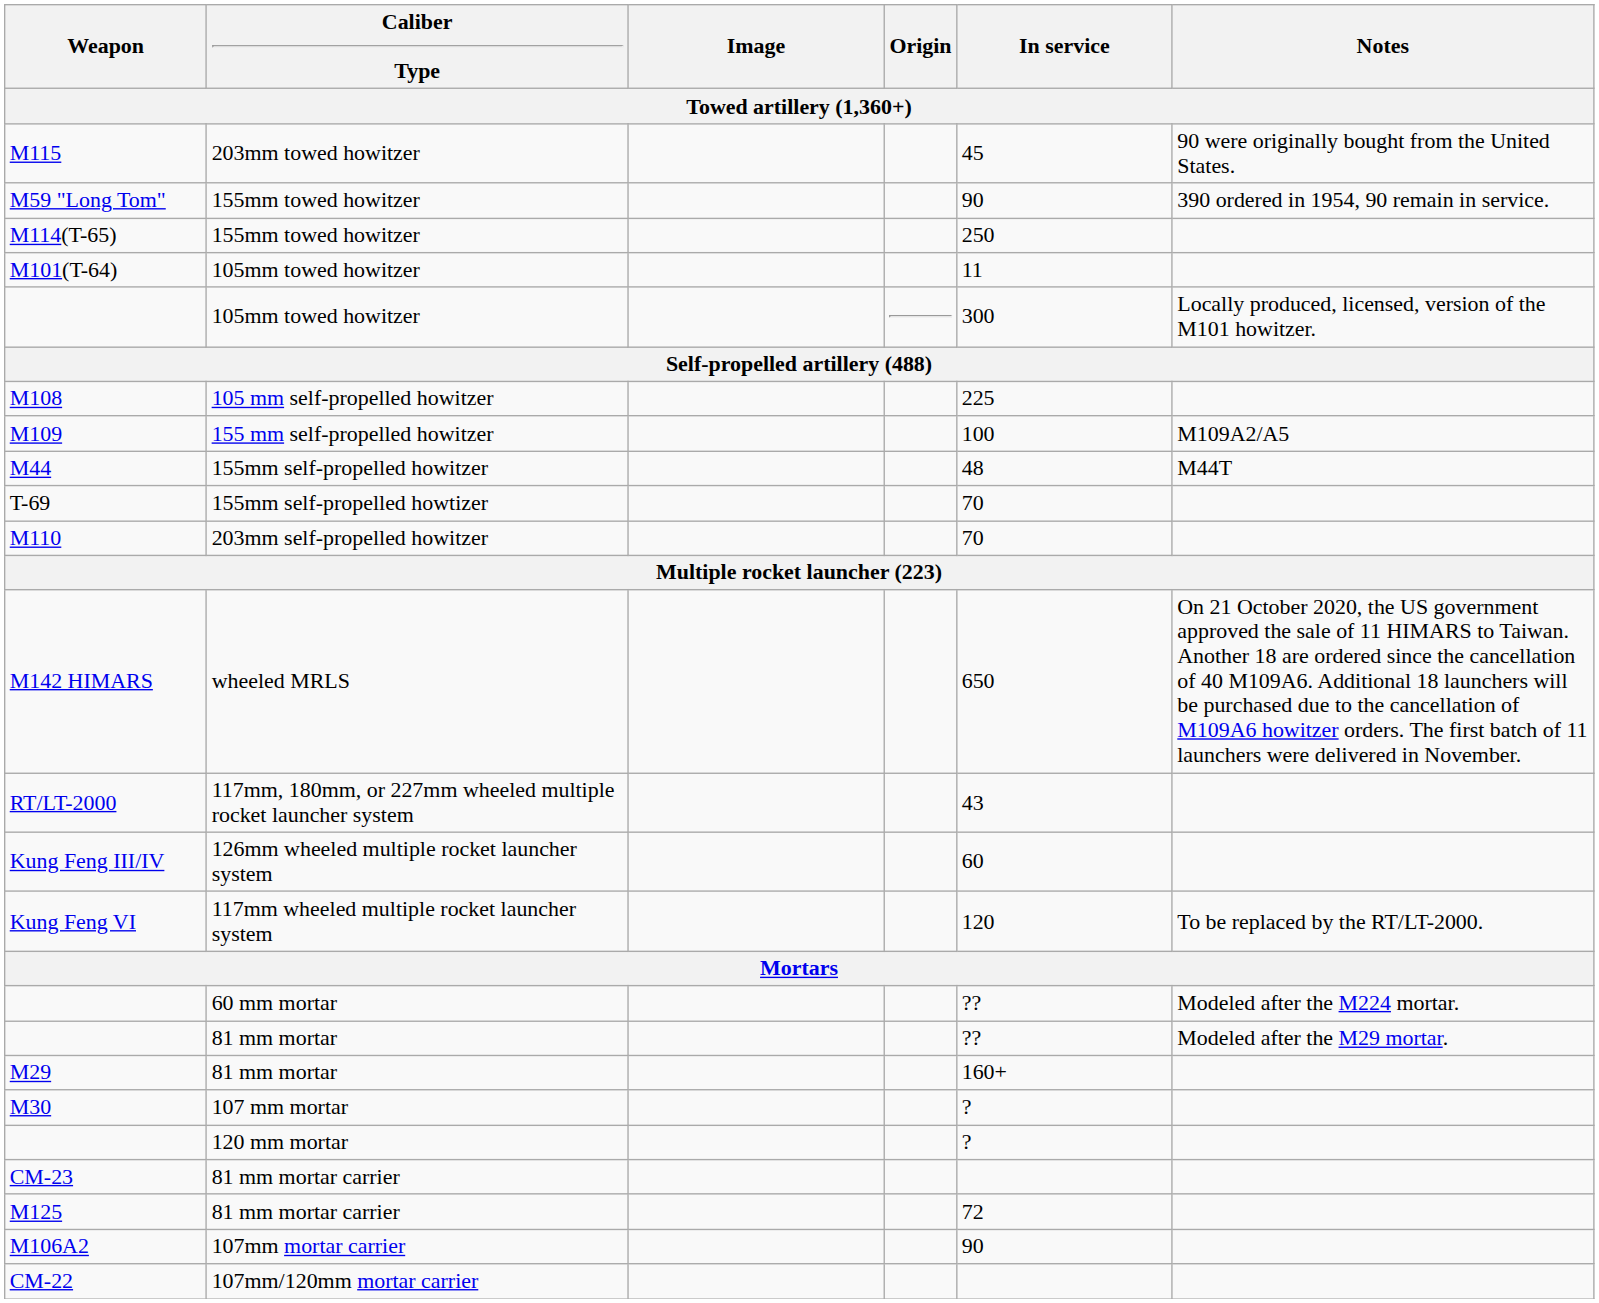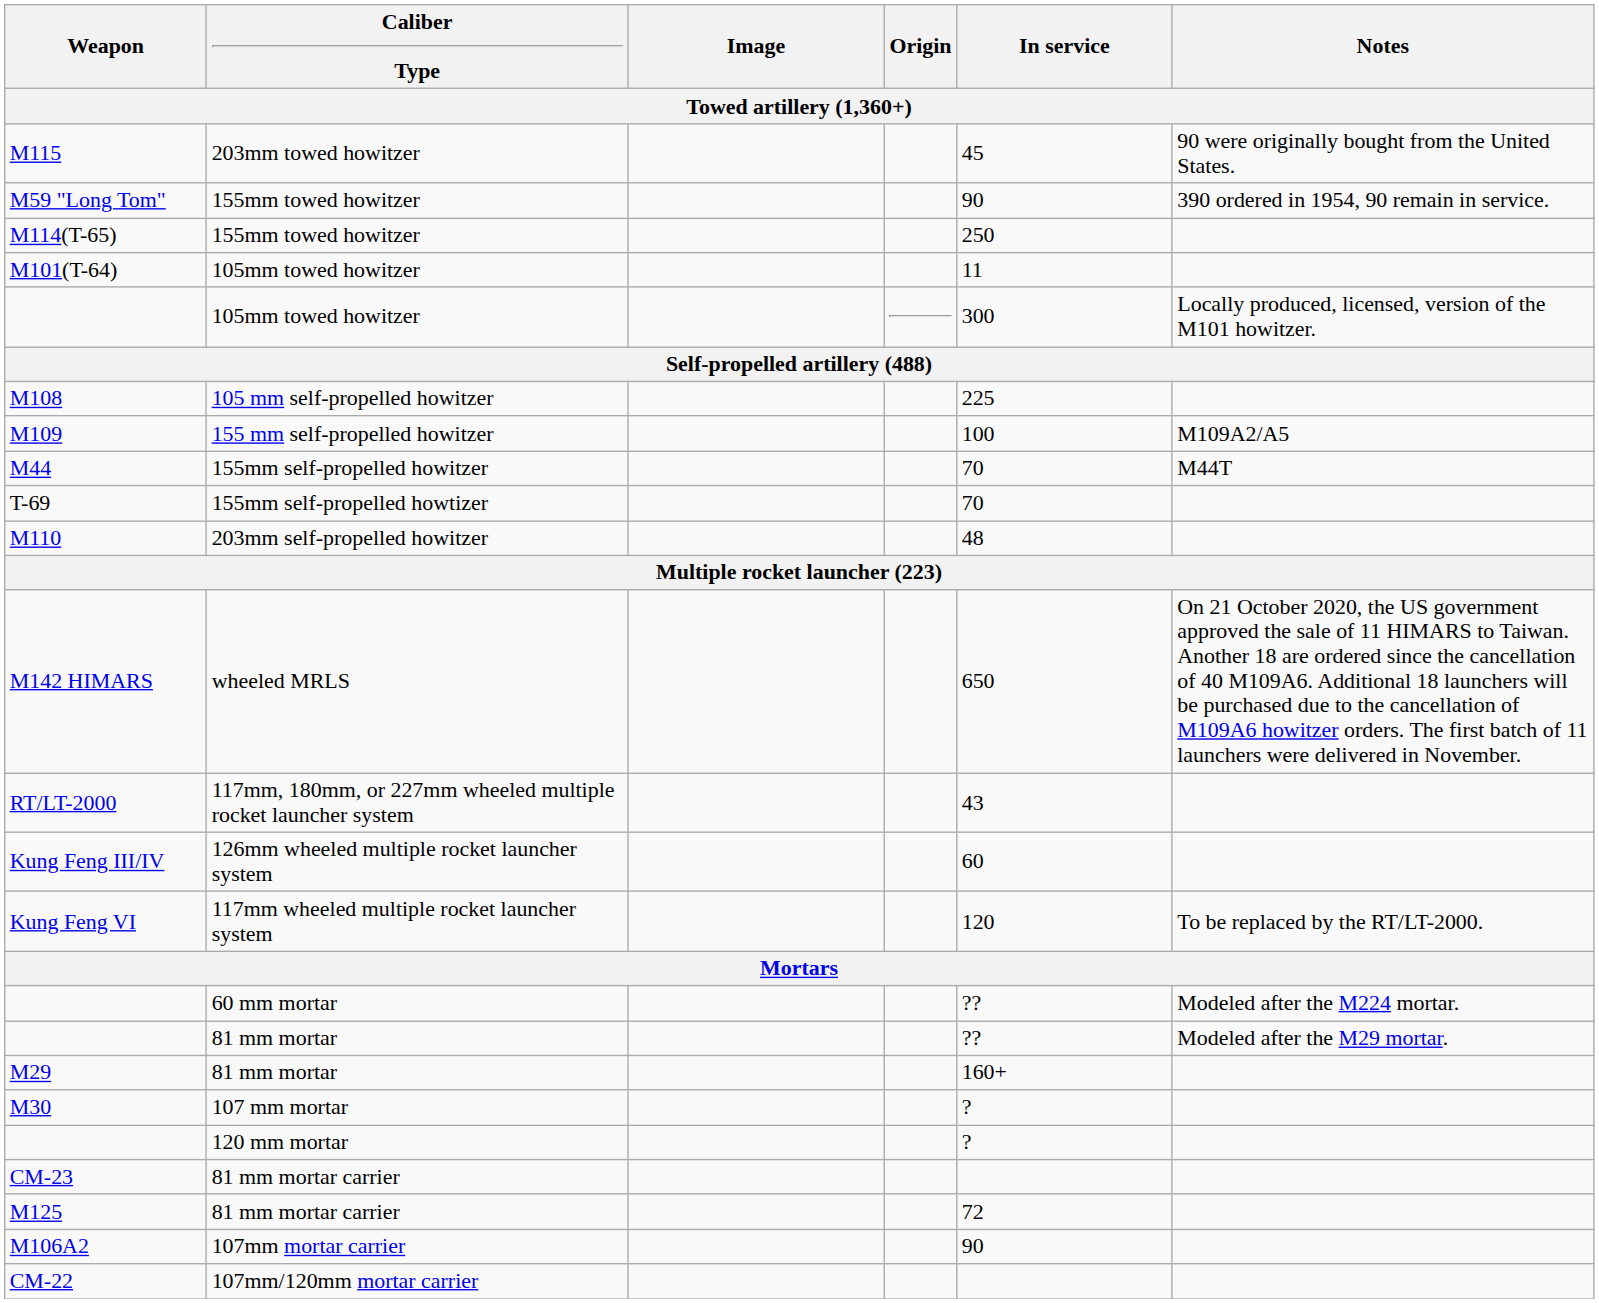(973, 468) 48 -> (973, 468) 70
(973, 537) 70 -> (973, 537) 48
